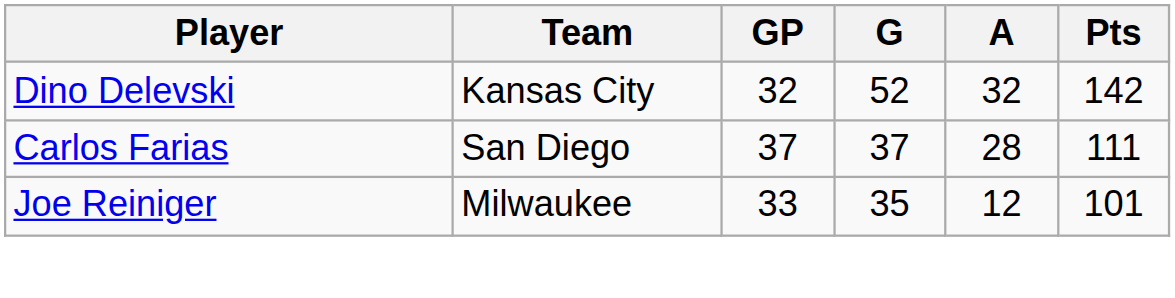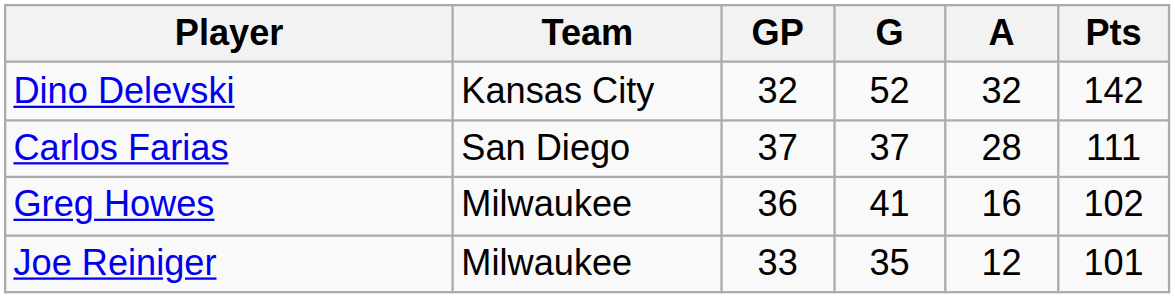+ row: (114, 205)
